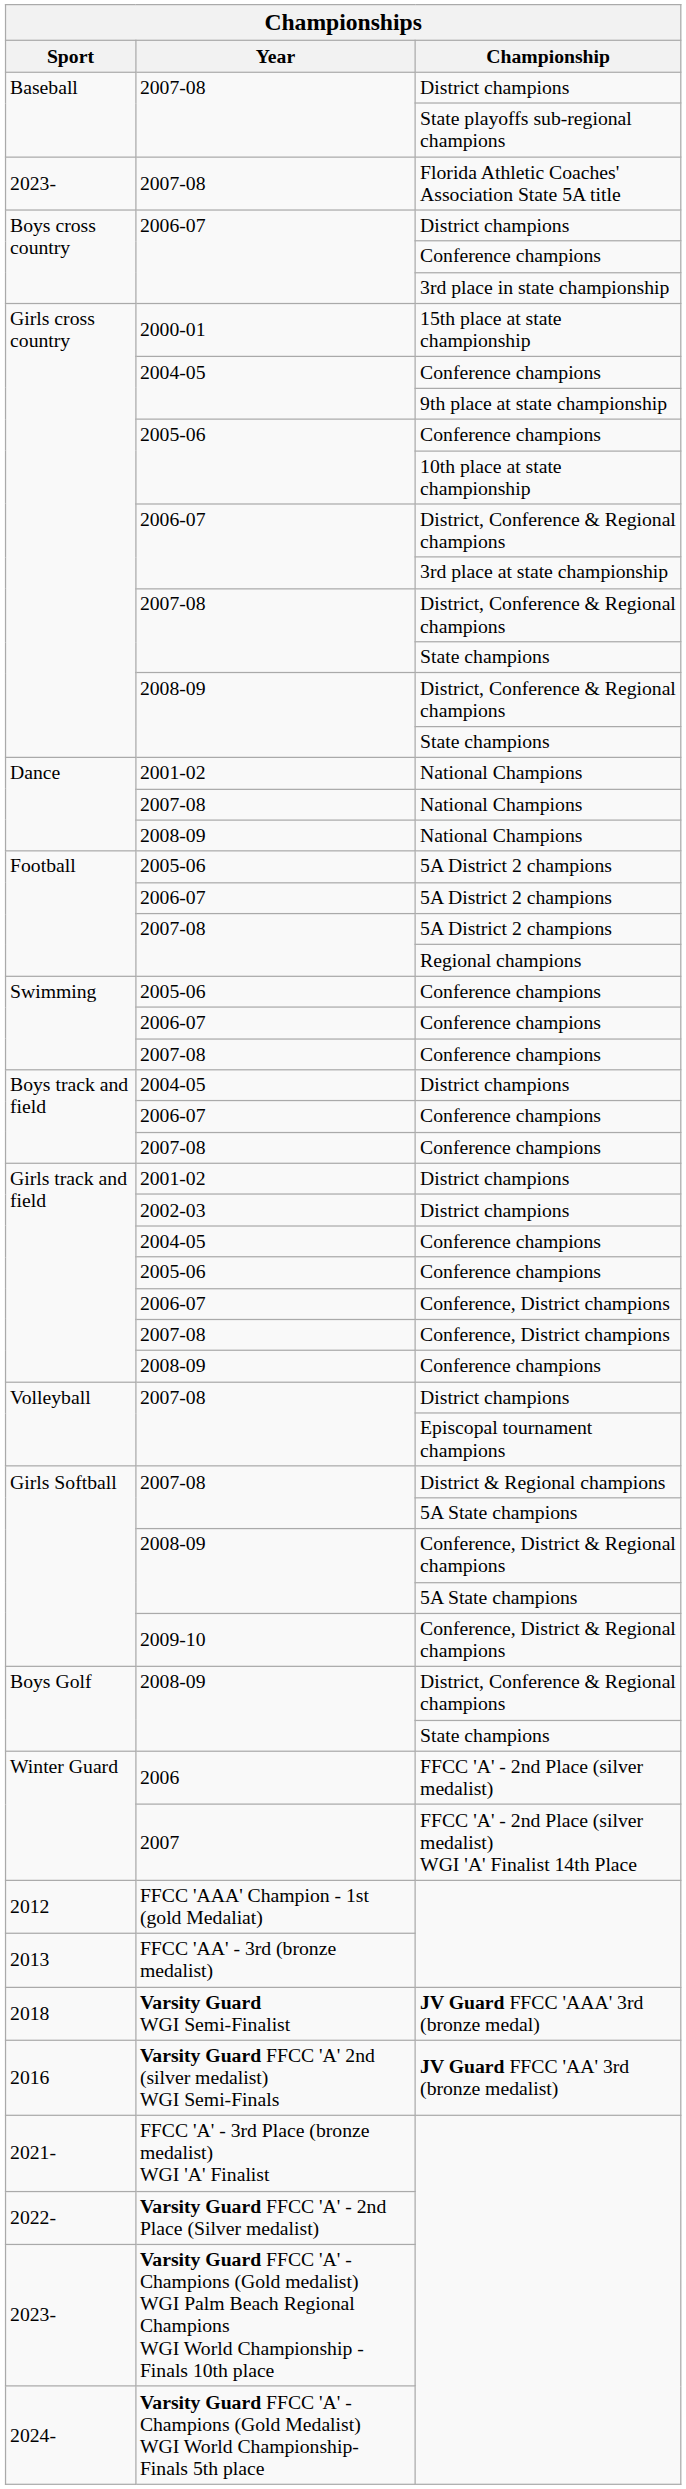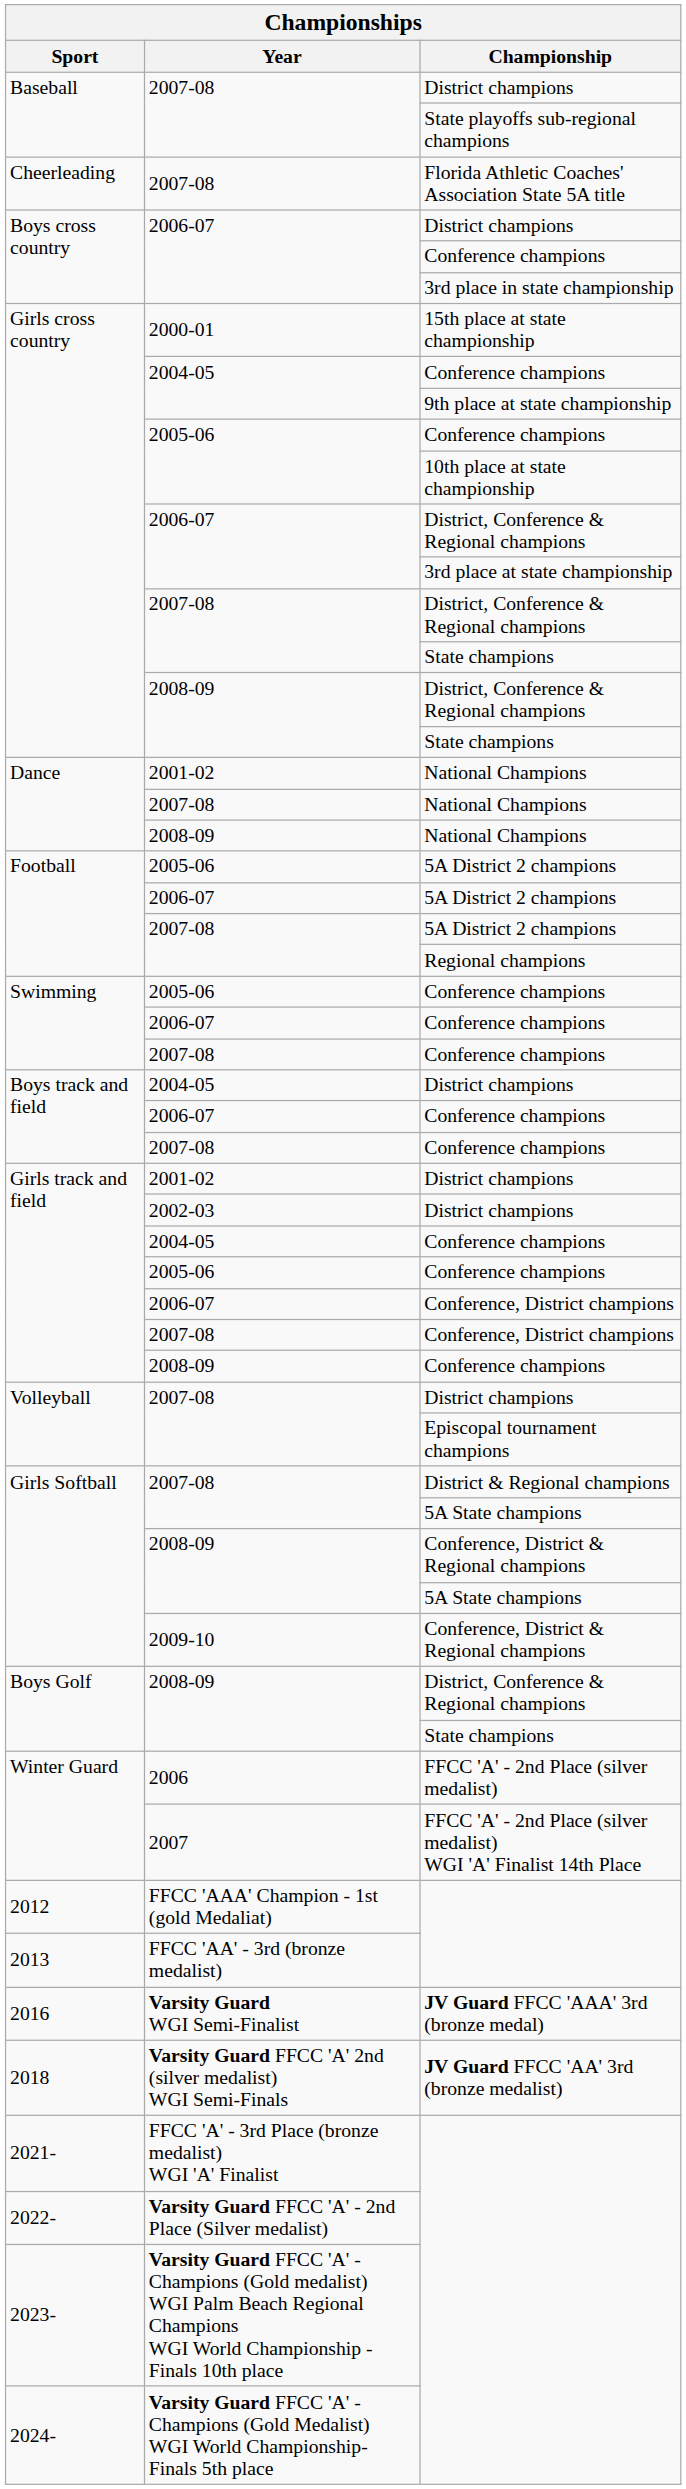(33, 183) 2023- -> (63, 172) Cheerleading
(30, 2013) 2018 -> (30, 2013) 2016
(30, 2077) 2016 -> (30, 2077) 2018
